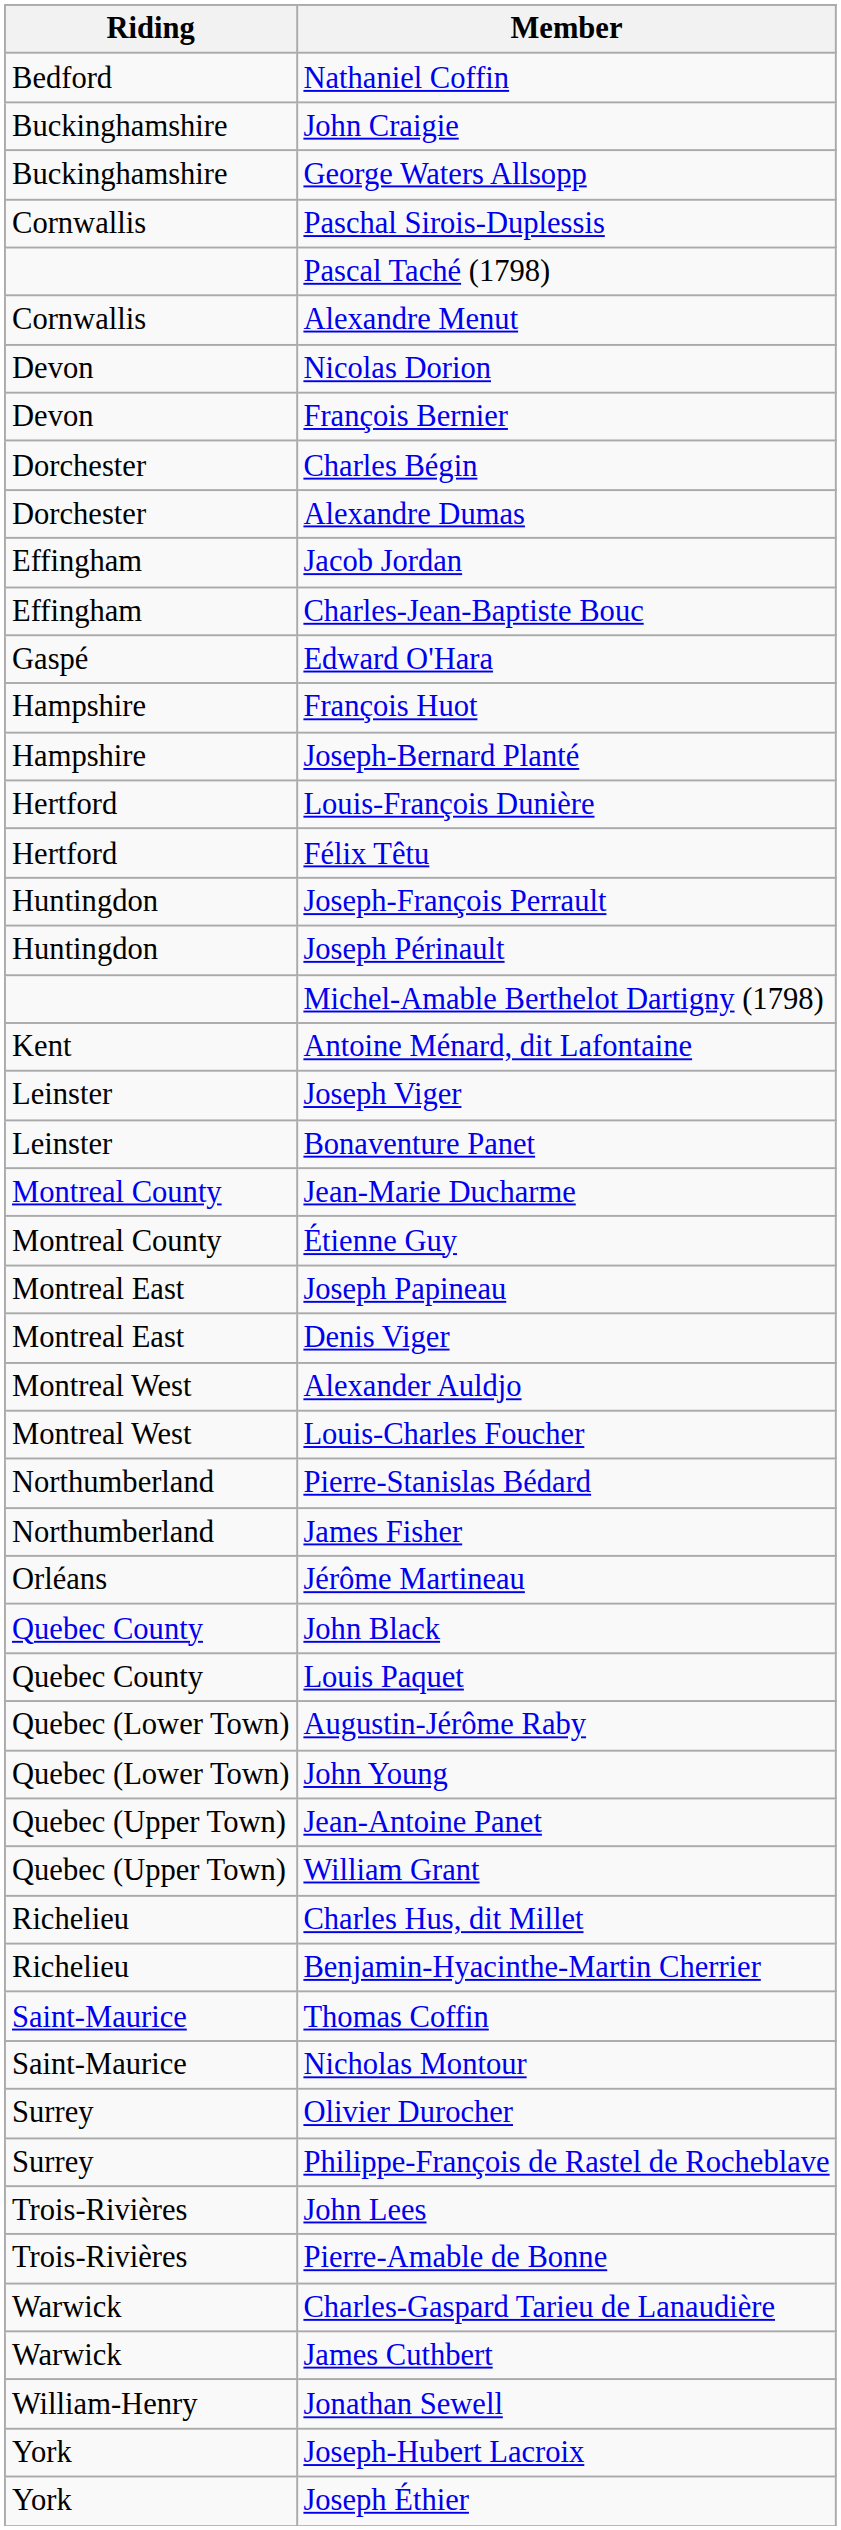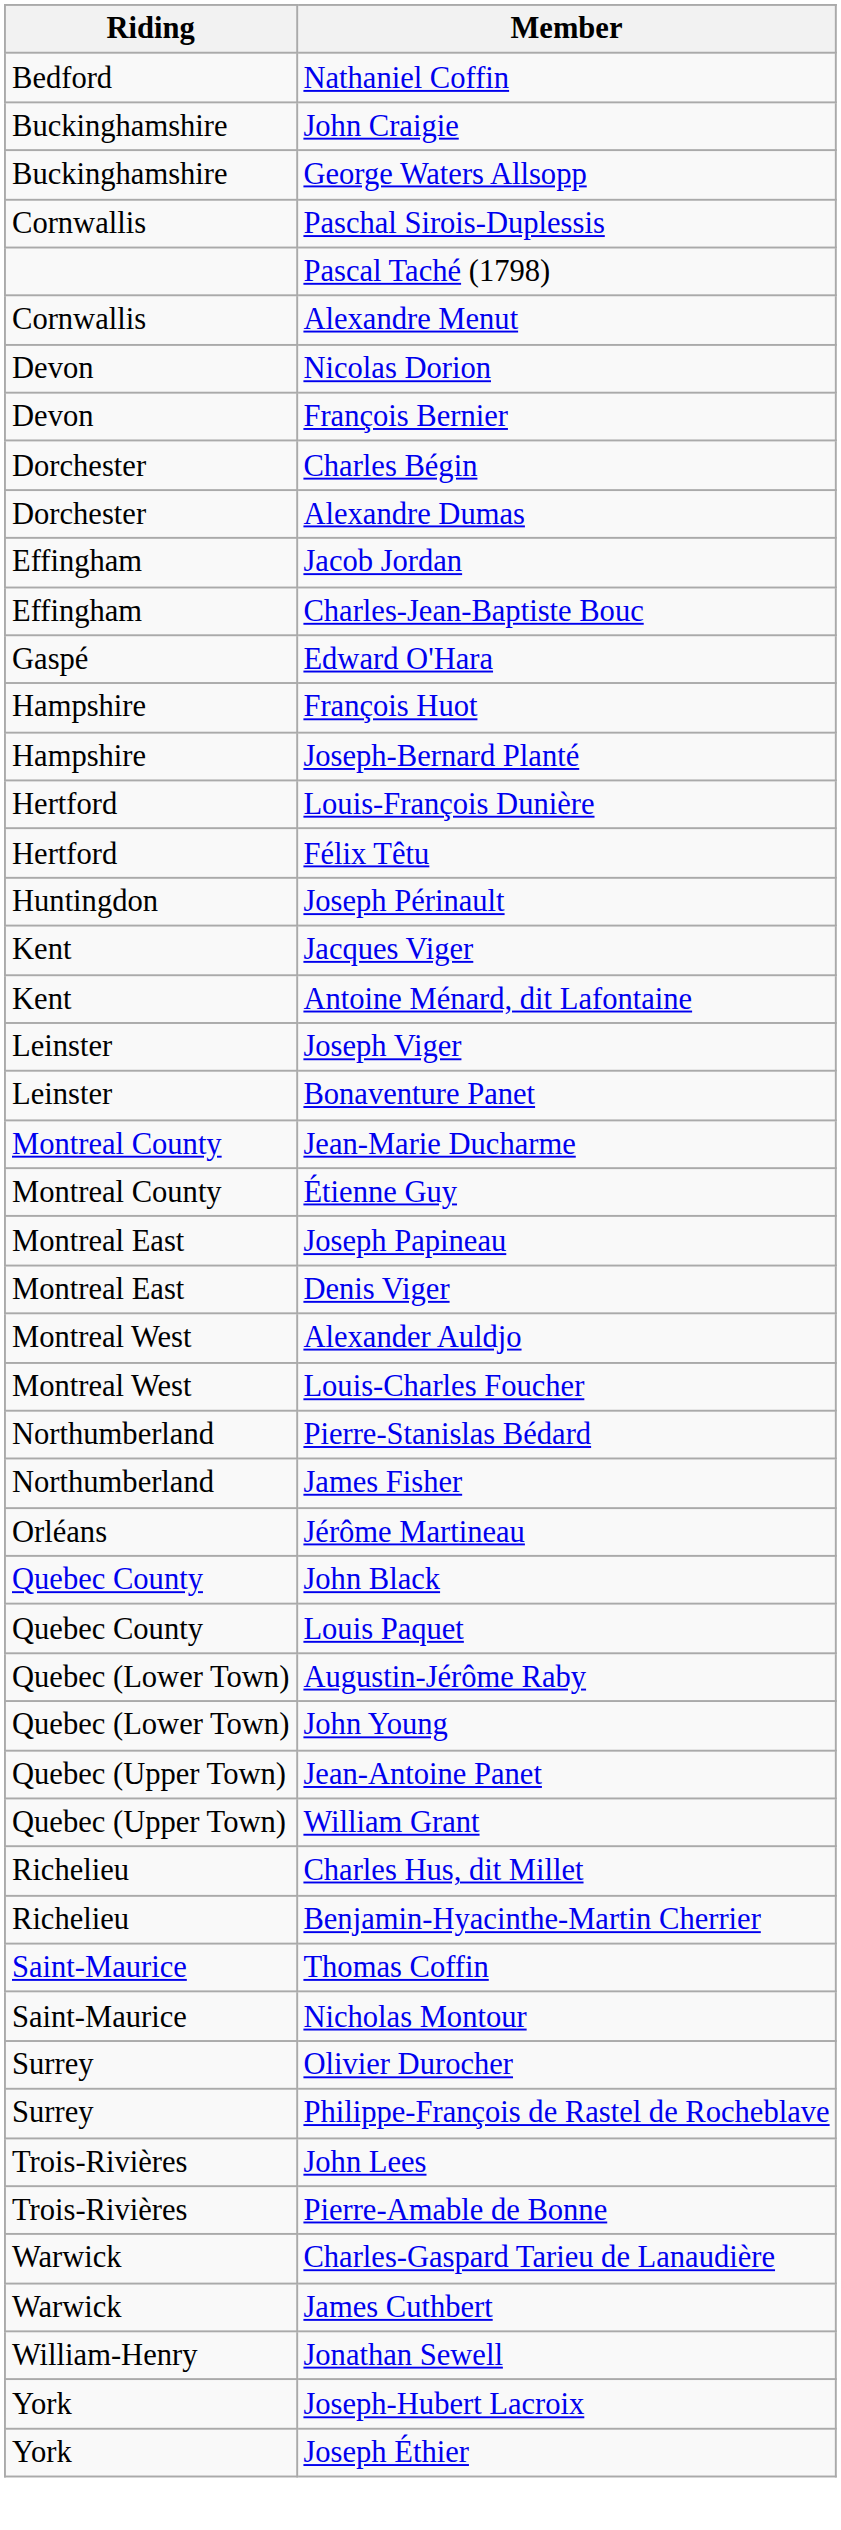- row: (455, 901)
+ row: (388, 949)
- row: (564, 998)
